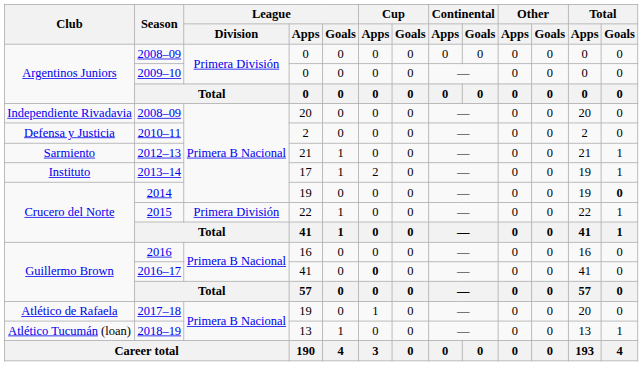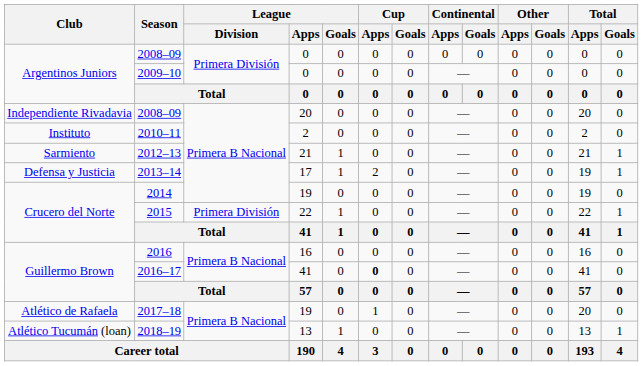(69, 133) Defensa y Justicia -> (69, 133) Instituto
(69, 172) Instituto -> (69, 172) Defensa y Justicia
(620, 192) bold -> (620, 192) normal
